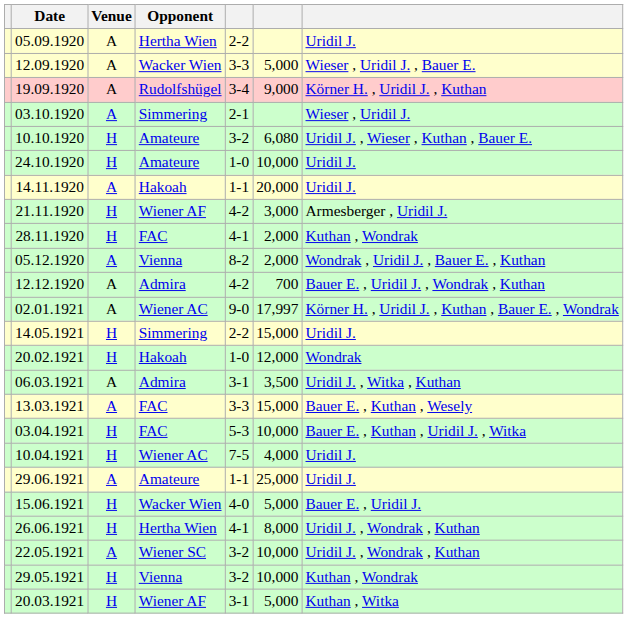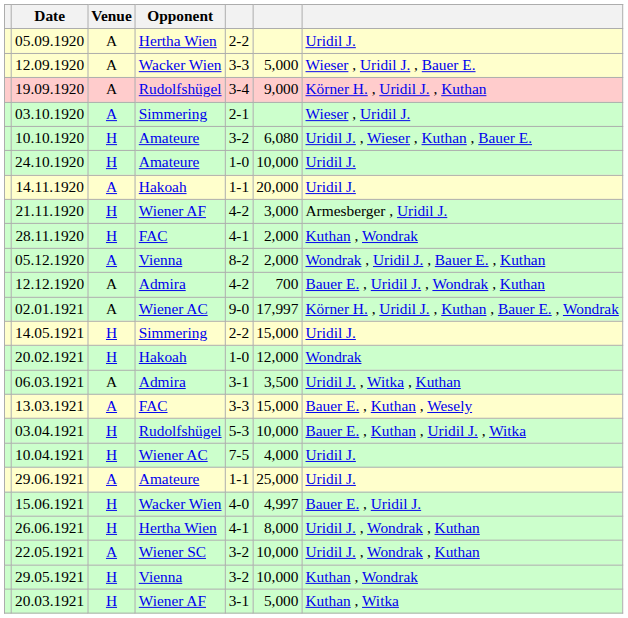(153, 430) FAC -> (180, 430) Rudolfshügel
(281, 503) 5,000 -> (281, 503) 4,997
